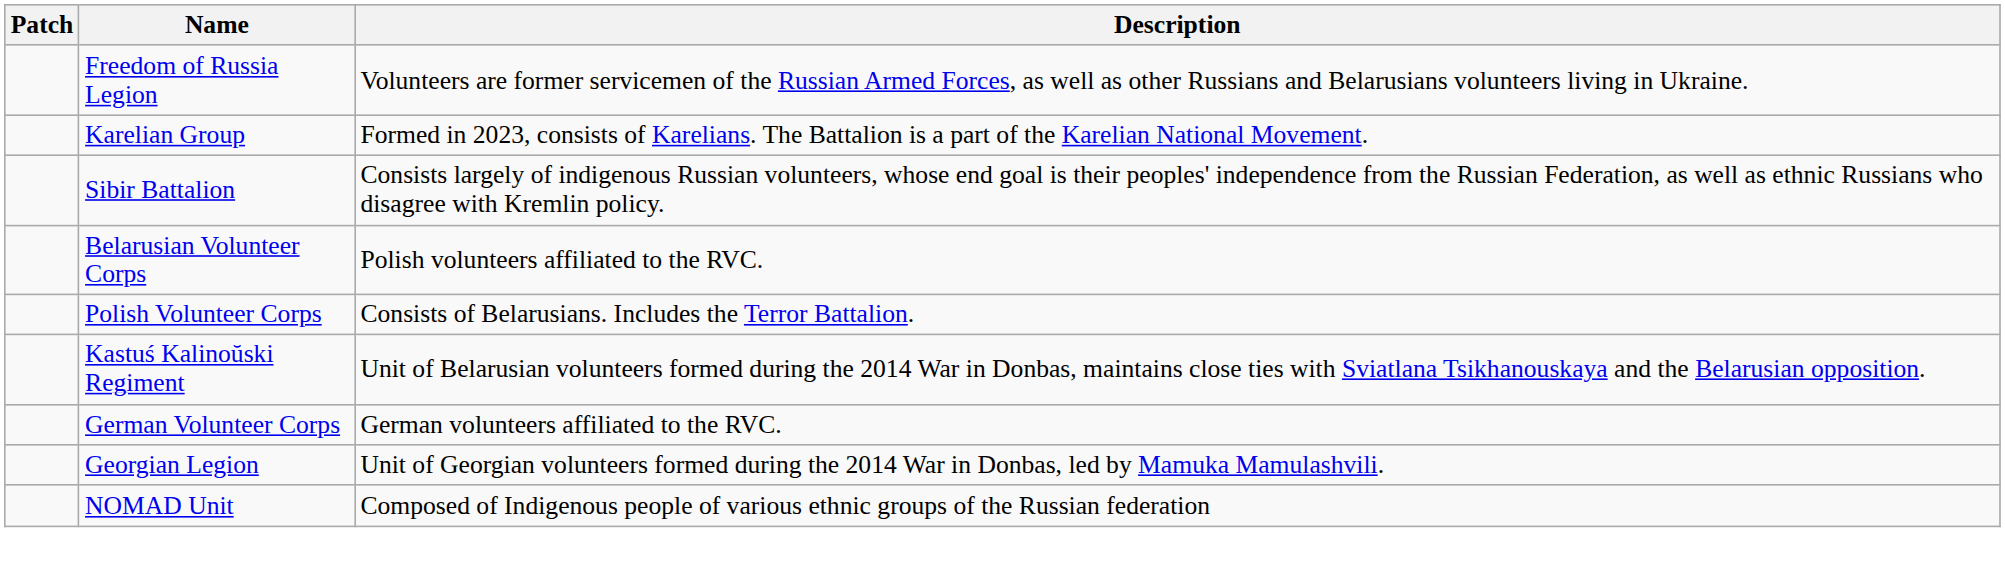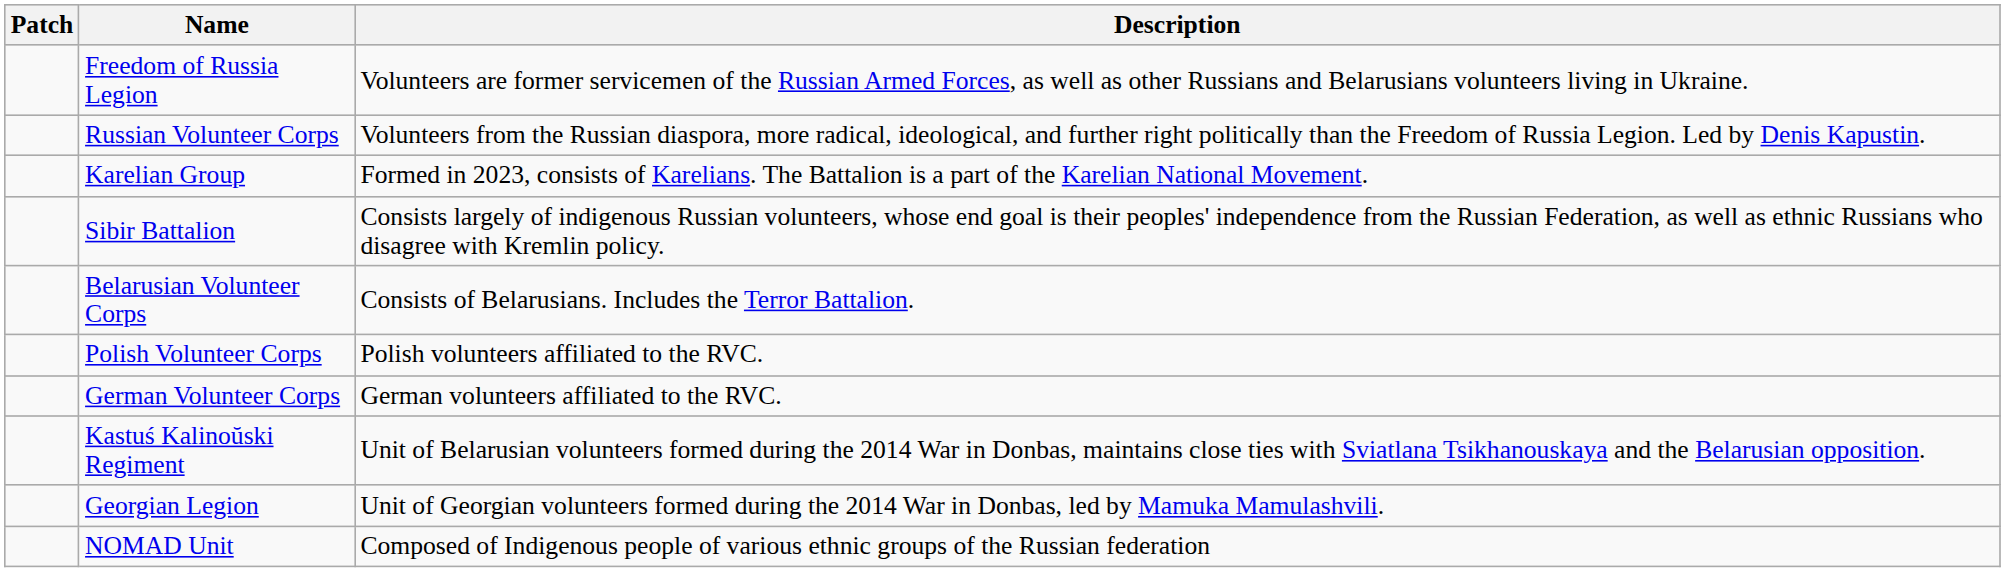+ row: (212, 134)
(562, 259) Polish volunteers affiliated to the RVC. -> (637, 299) Consists of Belarusians. Includes the Terror Battalion.
(637, 314) Consists of Belarusians. Includes the Terror Battalion. -> (562, 354) Polish volunteers affiliated to the RVC.
rows swapped: (213, 424) <-> (179, 369)
